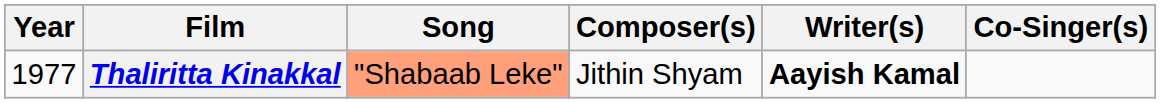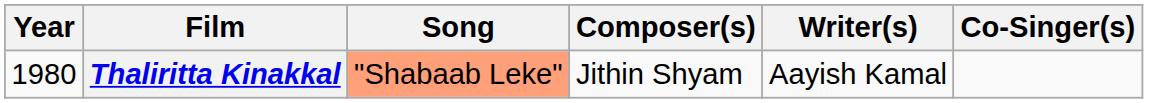(44, 73) 1977 -> (44, 73) 1980
(865, 73) bold -> (858, 73) normal
